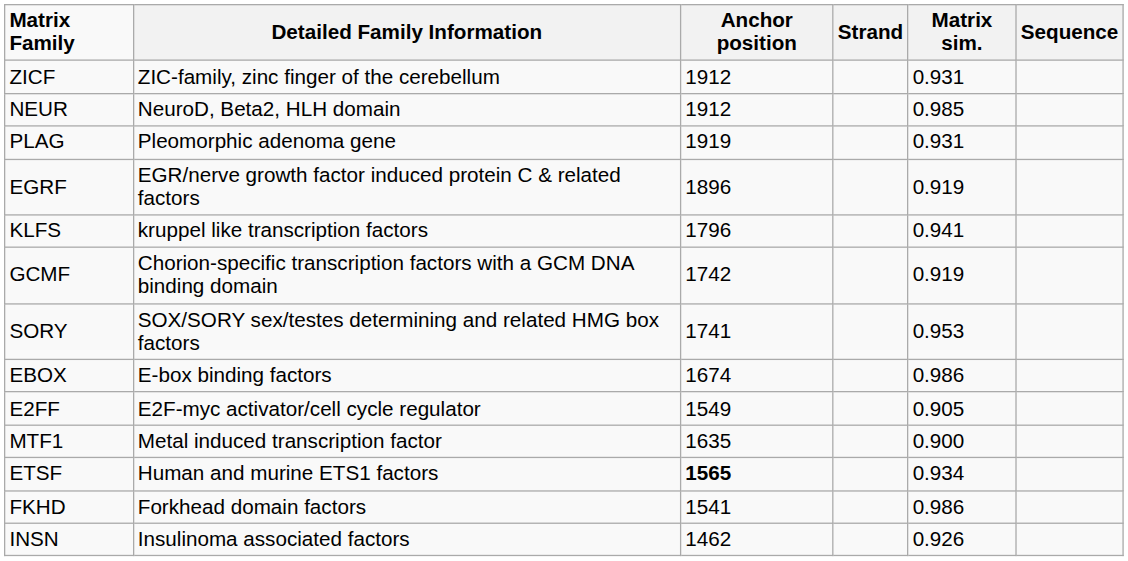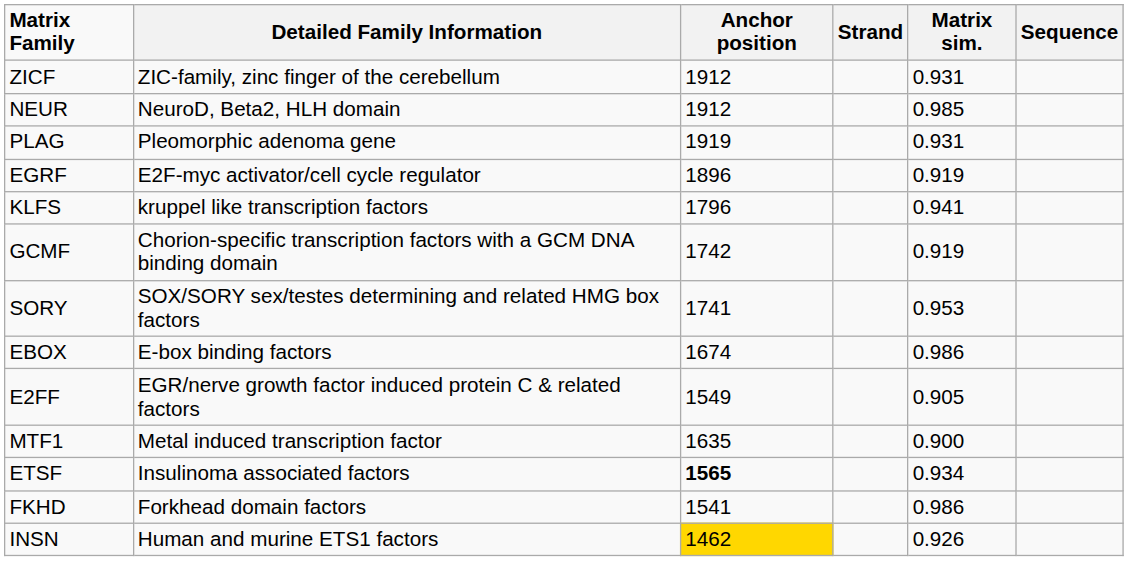(379, 186) EGR/nerve growth factor induced protein C & related factors -> (309, 175) E2F-myc activator/cell cycle regulator
(309, 408) E2F-myc activator/cell cycle regulator -> (379, 396) EGR/nerve growth factor induced protein C & related factors
(288, 473) Human and murine ETS1 factors -> (274, 473) Insulinoma associated factors
(274, 539) Insulinoma associated factors -> (288, 539) Human and murine ETS1 factors
(708, 539) no background -> (708, 539) gold background
